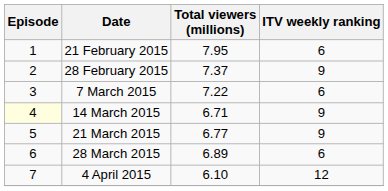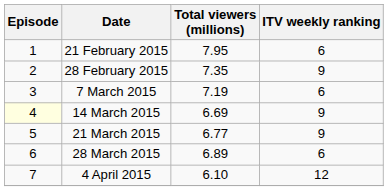(215, 71) 7.37 -> (215, 71) 7.35
(215, 92) 7.22 -> (215, 92) 7.19
(215, 112) 6.71 -> (215, 112) 6.69
